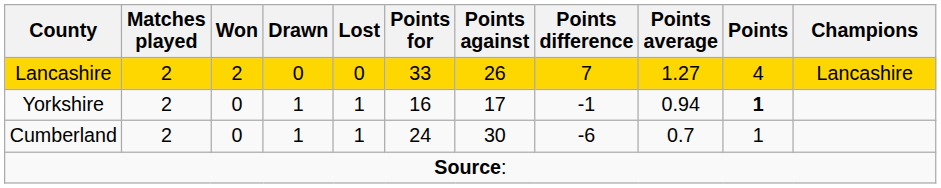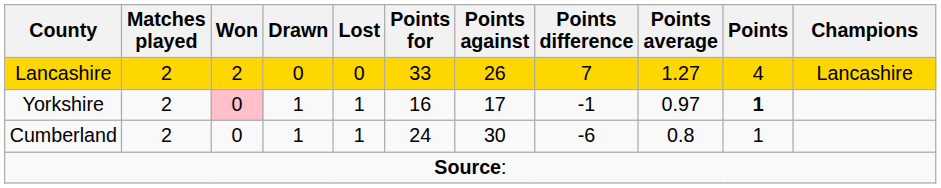(237, 104) no background -> (237, 104) pink background
(681, 104) 0.94 -> (681, 104) 0.97
(681, 135) 0.7 -> (681, 135) 0.8
